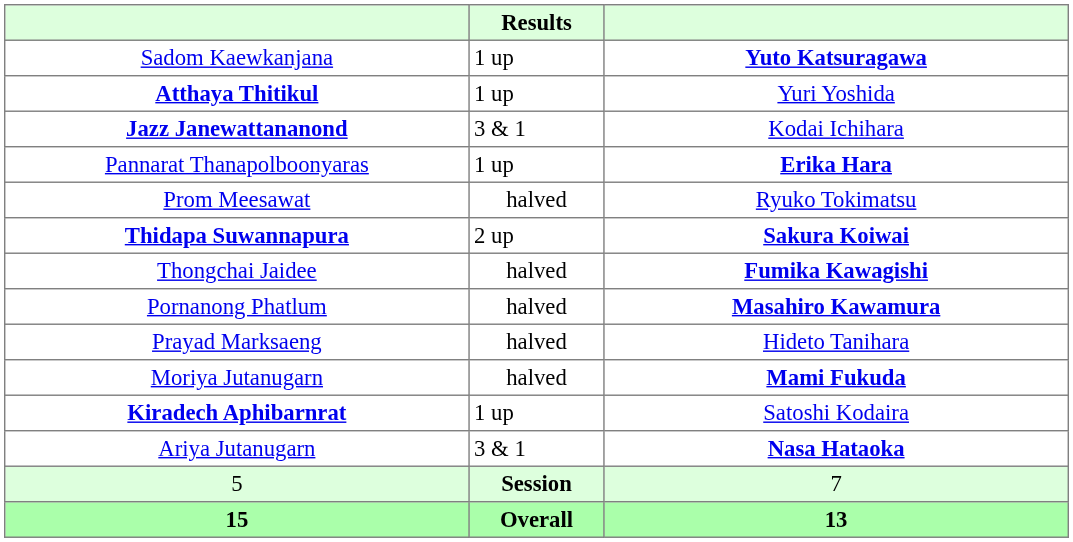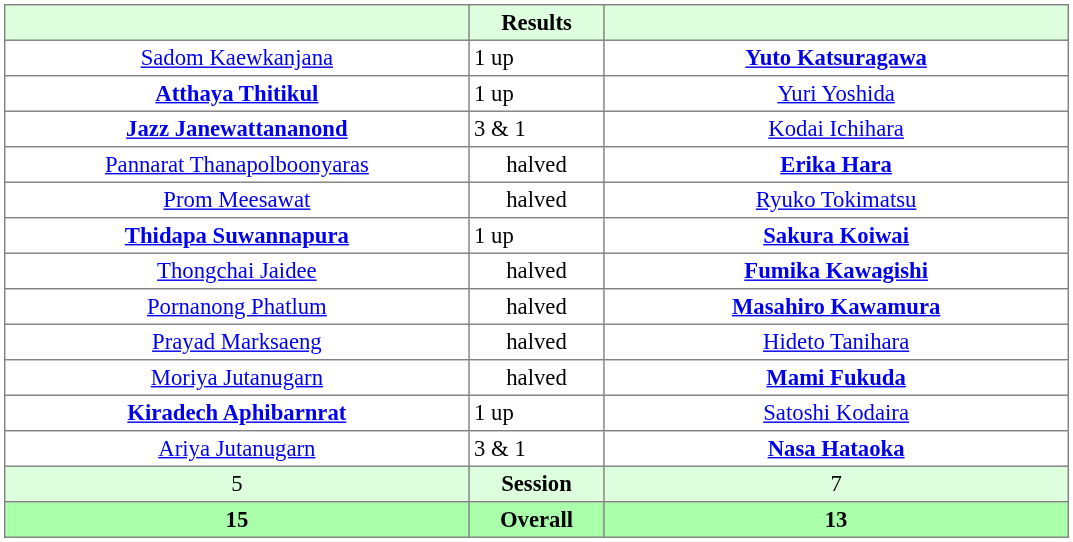(494, 164) 1 up -> (536, 164) halved
(494, 235) 2 up -> (494, 235) 1 up
